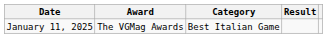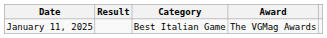columns swapped: (140, 12) <-> (300, 12)
